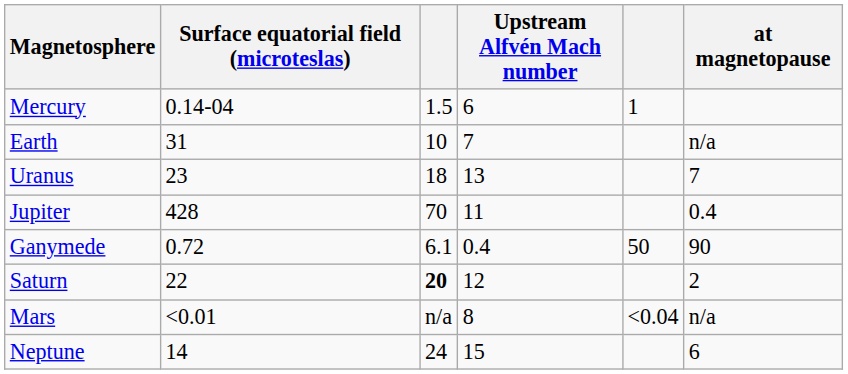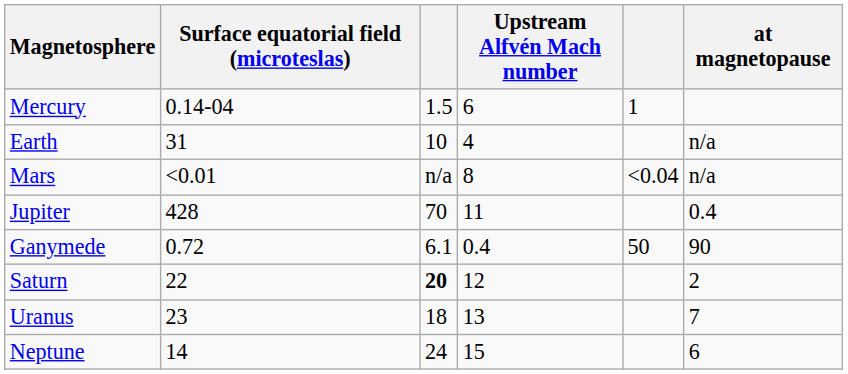(468, 141) 7 -> (468, 141) 4
rows swapped: (32, 316) <-> (42, 176)
